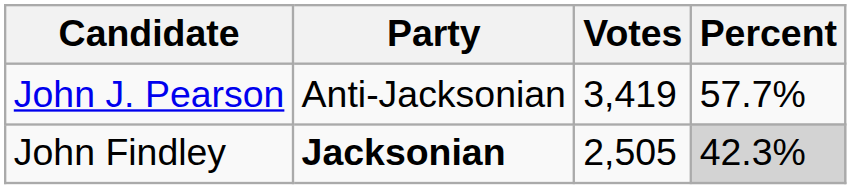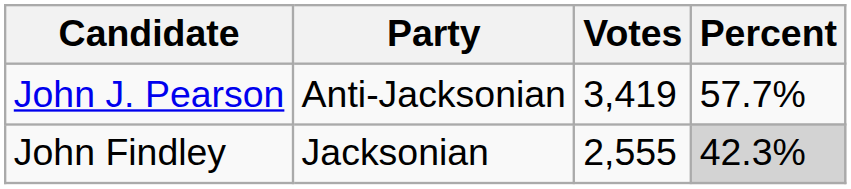(404, 152) bold -> (395, 152) normal
(630, 152) 2,505 -> (630, 152) 2,555
